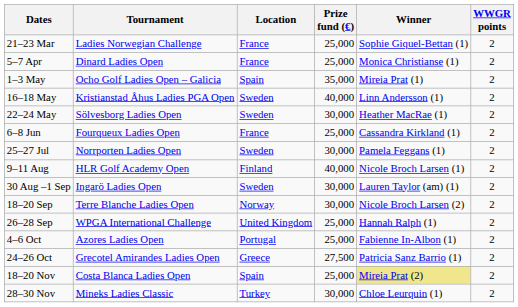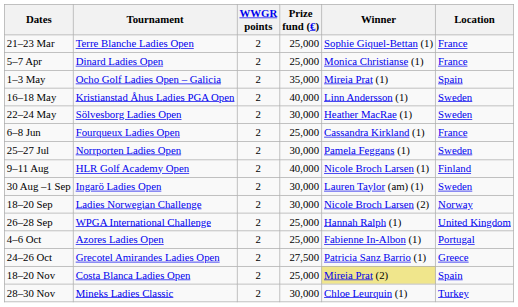columns swapped: (276, 19) <-> (492, 19)
(139, 44) Ladies Norwegian Challenge -> (135, 44) Terre Blanche Ladies Open
(135, 204) Terre Blanche Ladies Open -> (139, 204) Ladies Norwegian Challenge
